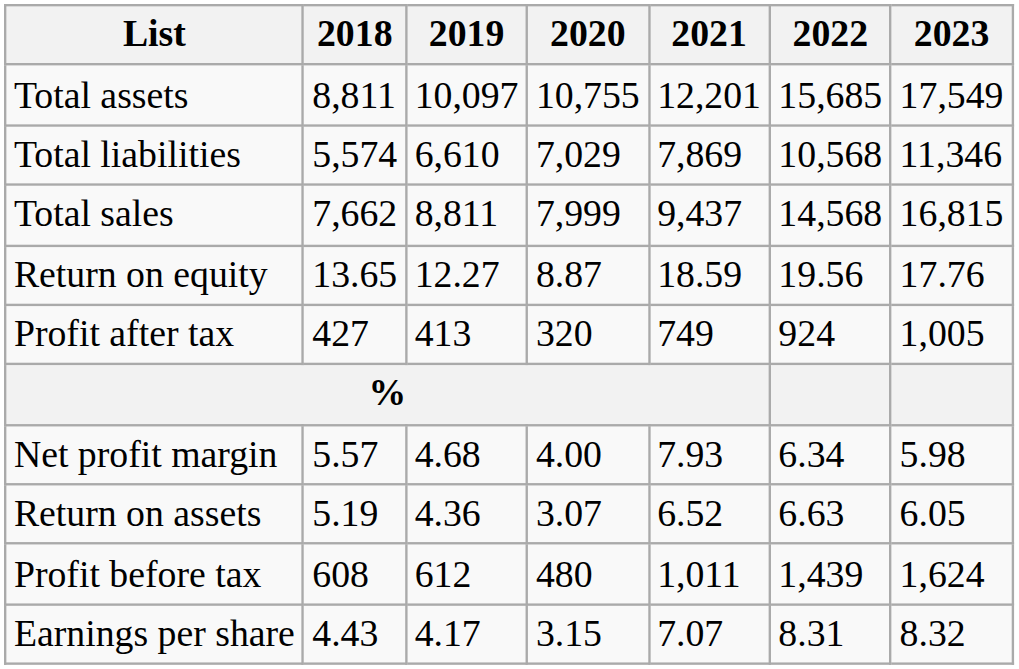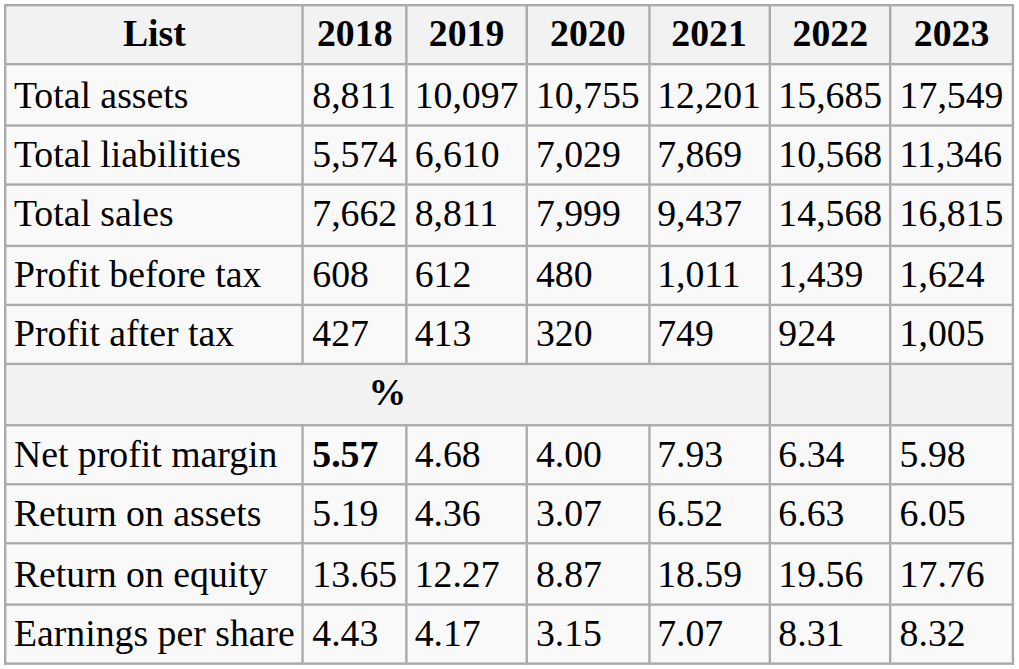rows swapped: (138, 573) <-> (141, 273)
(345, 453) normal -> (345, 453) bold
